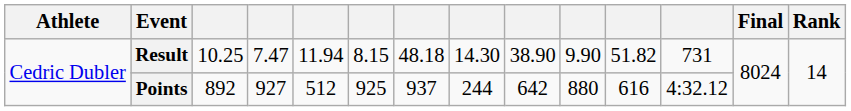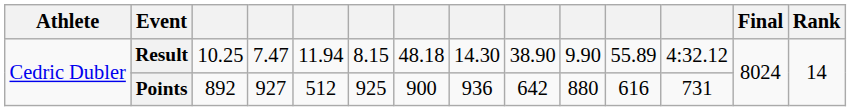(634, 55) 51.82 -> (634, 55) 55.89
(697, 55) 731 -> (697, 55) 4:32.12
(422, 89) 937 -> (422, 89) 900
(477, 89) 244 -> (477, 89) 936
(697, 89) 4:32.12 -> (697, 89) 731
